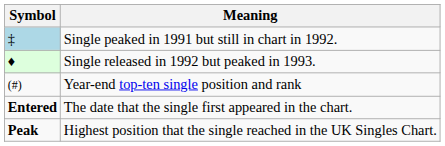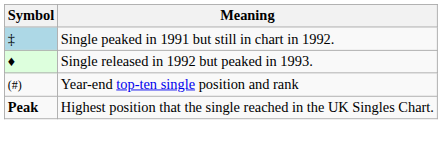- row: (208, 107)
